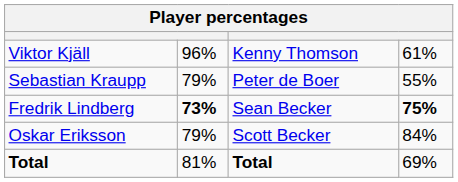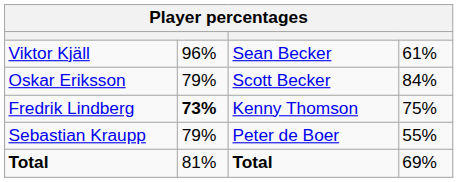(295, 53) Kenny Thomson -> (282, 53) Sean Becker
rows swapped: (67, 135) <-> (77, 80)
(282, 108) Sean Becker -> (295, 108) Kenny Thomson
(420, 108) bold -> (420, 108) normal
